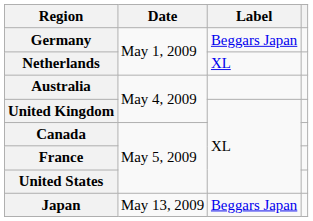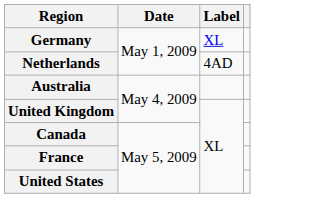(254, 39) Beggars Japan -> (213, 39) XL
(221, 63) XL -> (218, 63) 4AD
- row: (61, 205)
